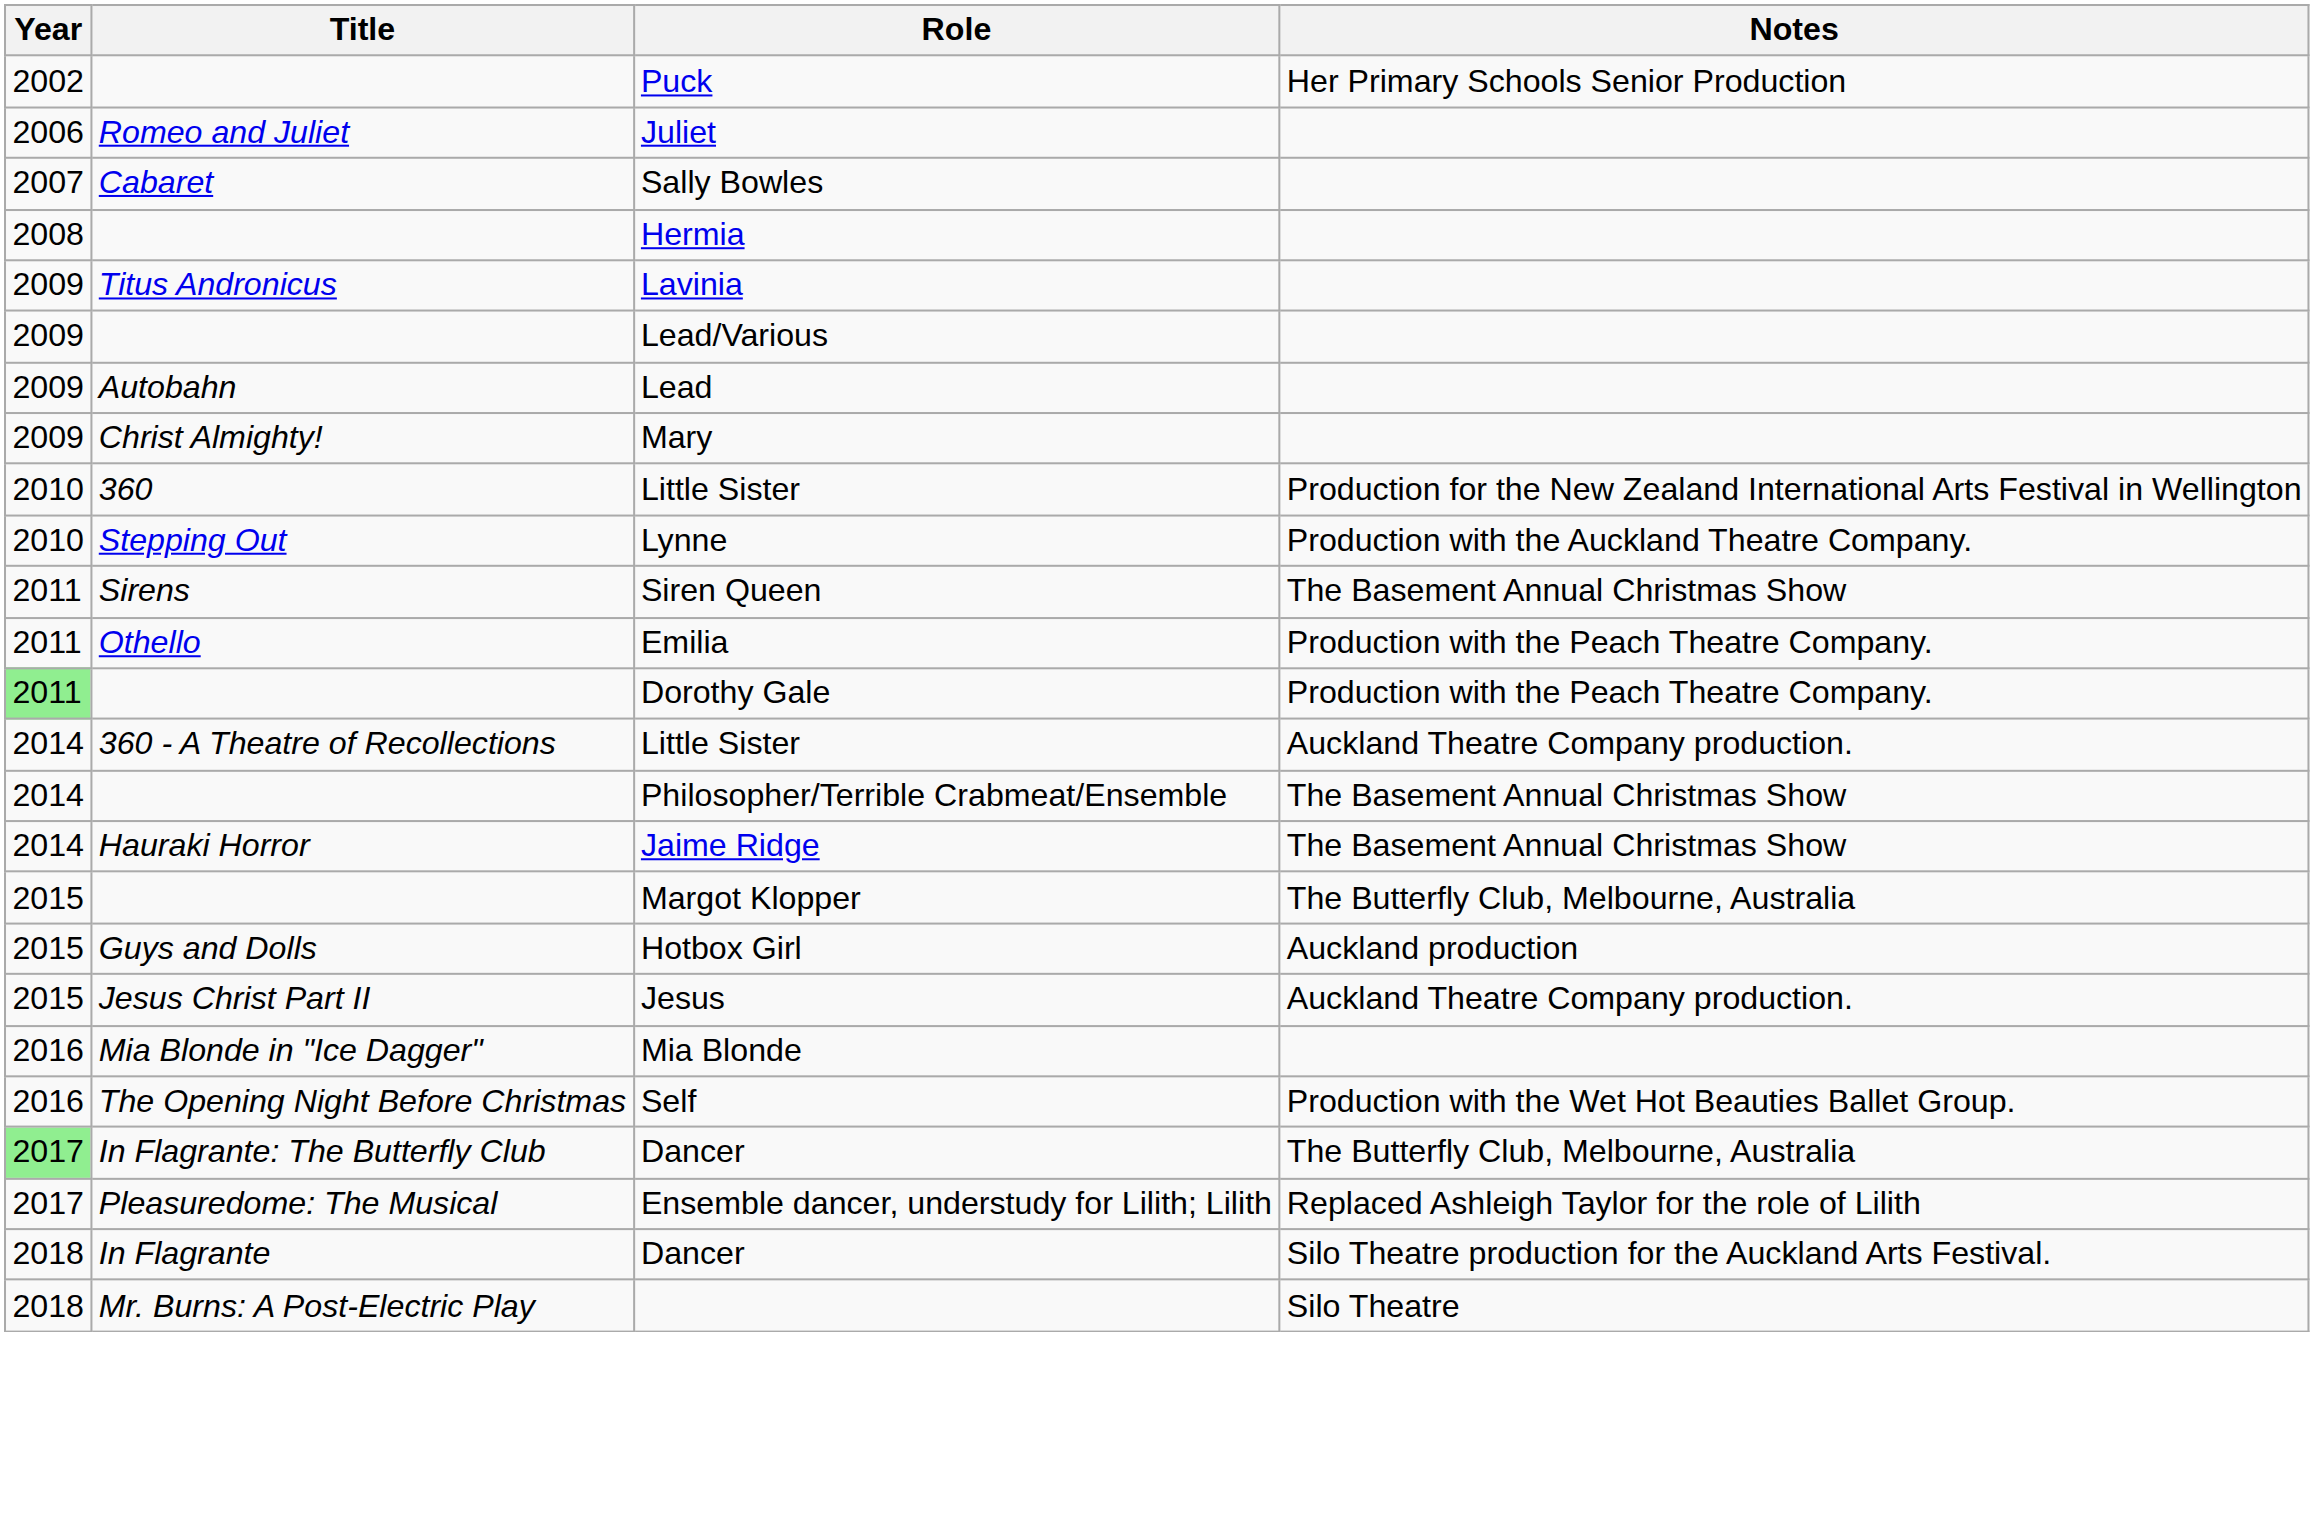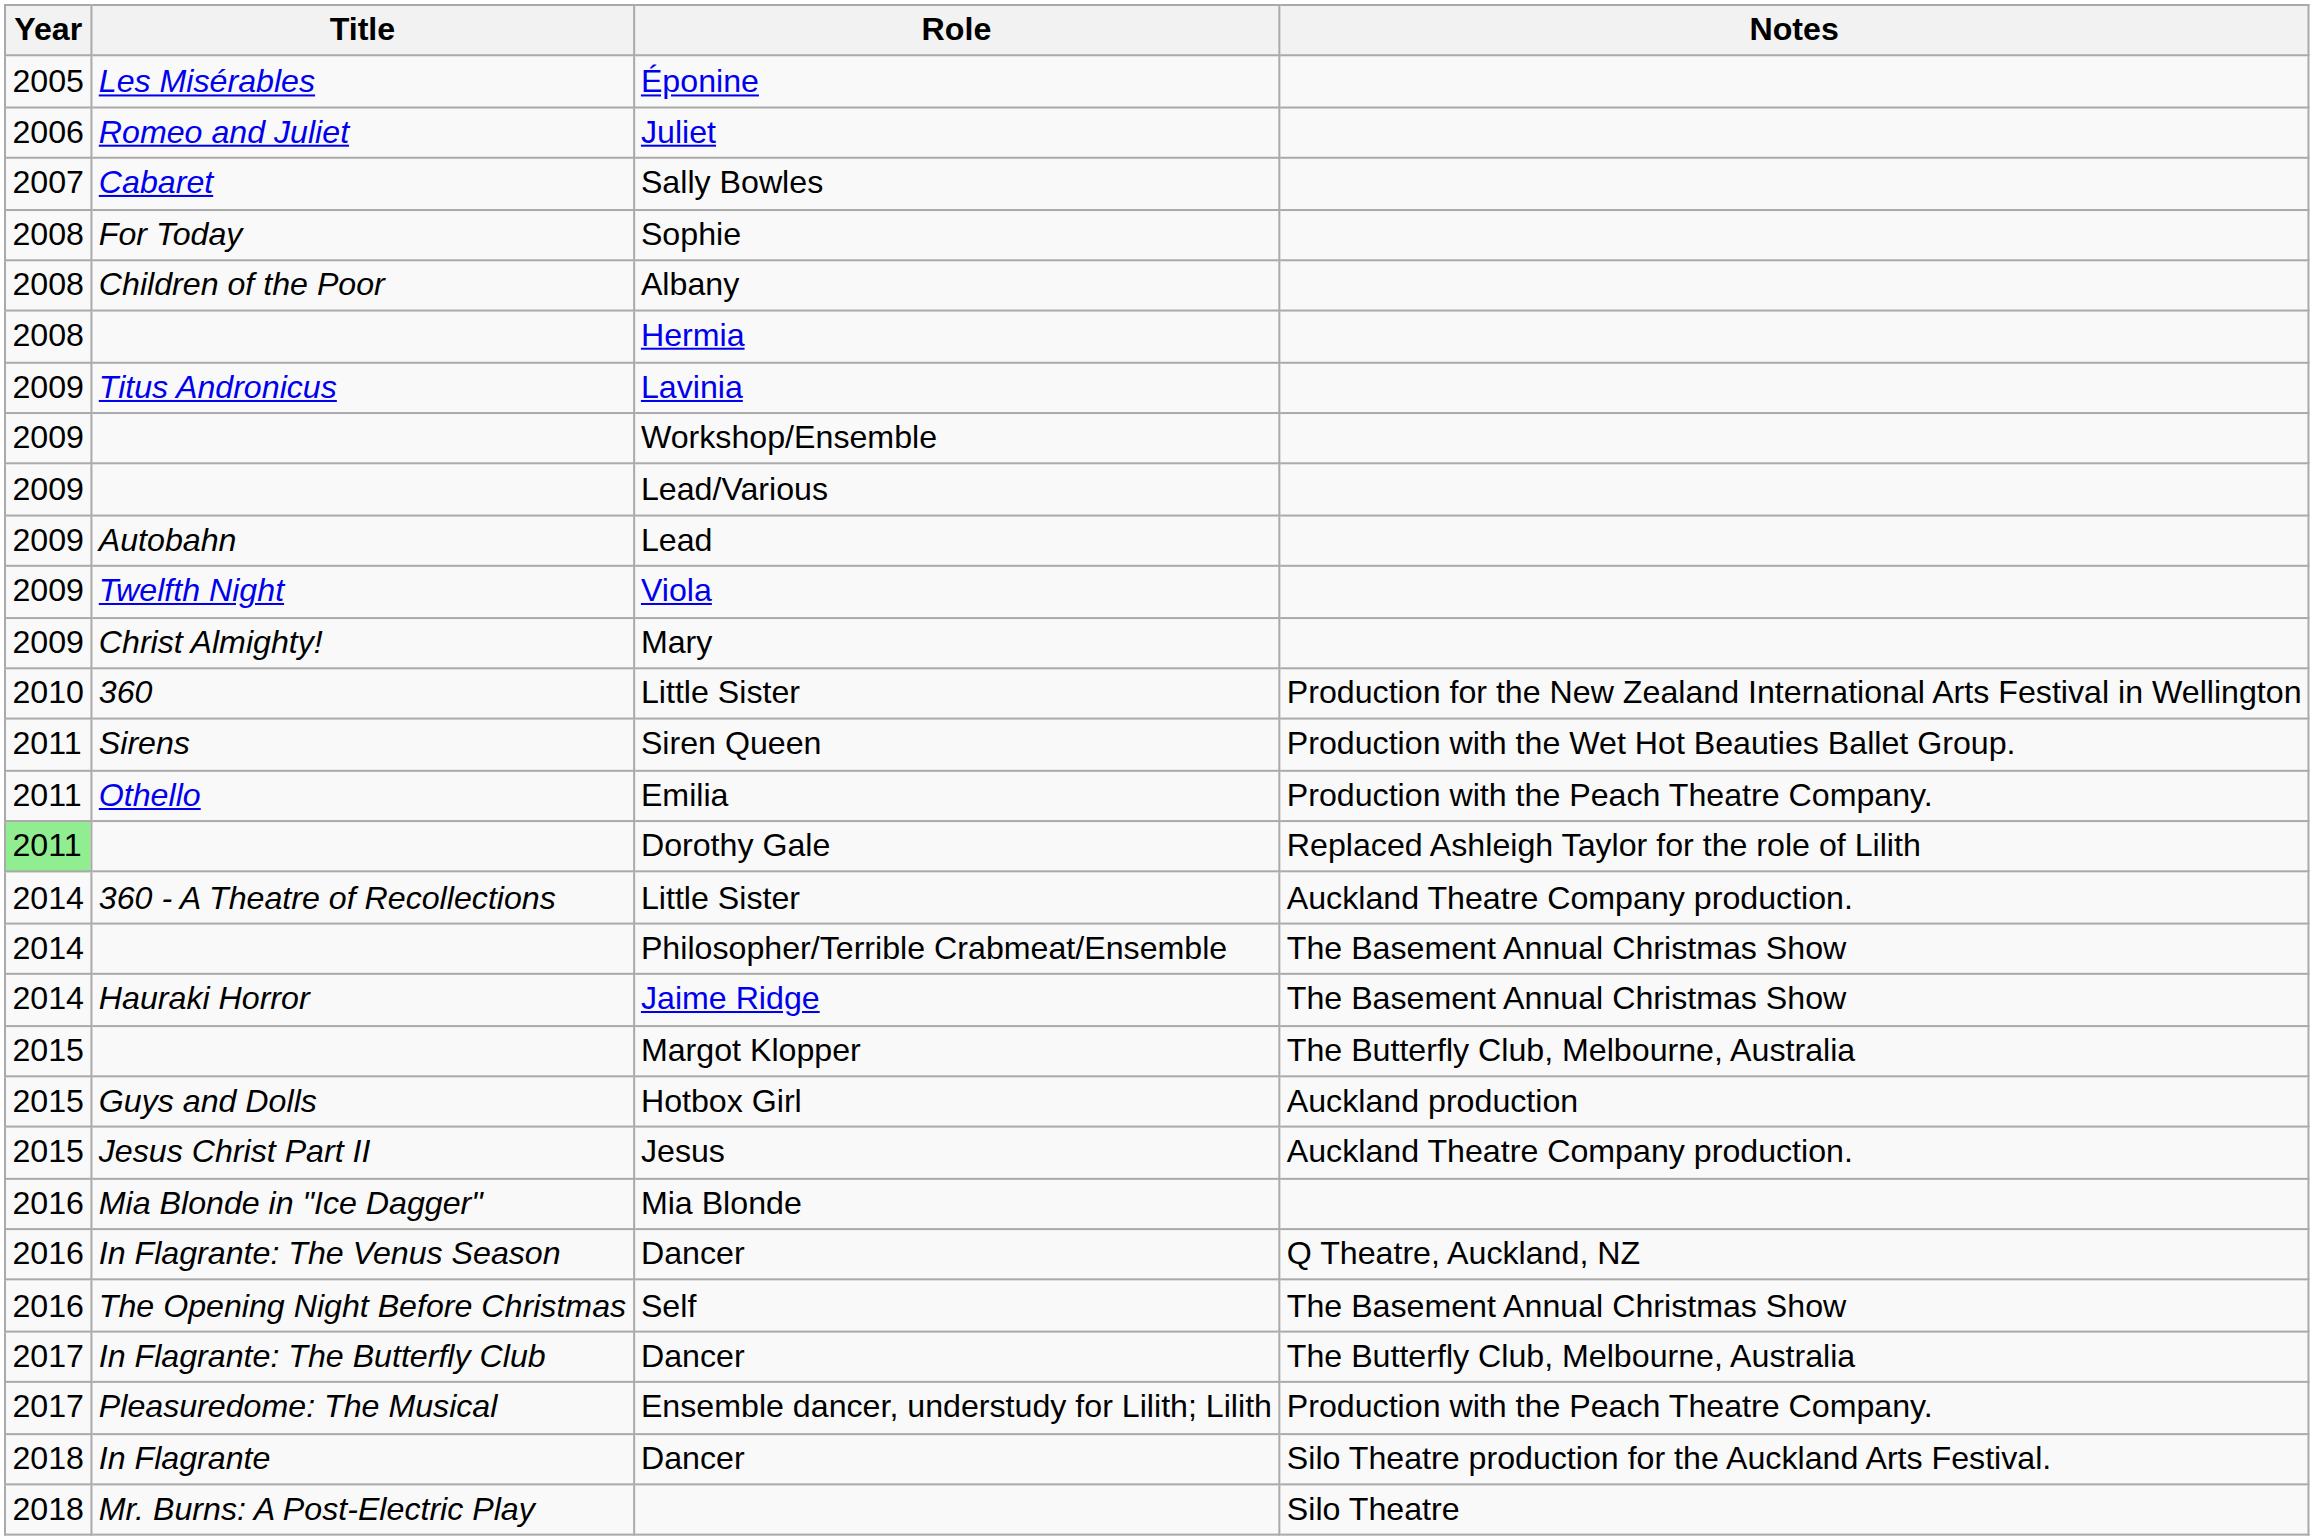- row: (362, 82)
+ row: (207, 81)
+ row: (171, 234)
+ row: (242, 285)
+ row: (362, 439)
+ row: (191, 591)
- row: (193, 540)
(1567, 591) The Basement Annual Christmas Show -> (1651, 744) Production with the Wet Hot Beauties Ballet Group.
(1610, 693) Production with the Peach Theatre Company. -> (1604, 846) Replaced Ashleigh Taylor for the role of Lilith
+ row: (330, 1254)
(1651, 1101) Production with the Wet Hot Beauties Ballet Group. -> (1567, 1305) The Basement Annual Christmas Show
(48, 1152) lightgreen background -> (48, 1356) no background
(1604, 1203) Replaced Ashleigh Taylor for the role of Lilith -> (1610, 1407) Production with the Peach Theatre Company.
